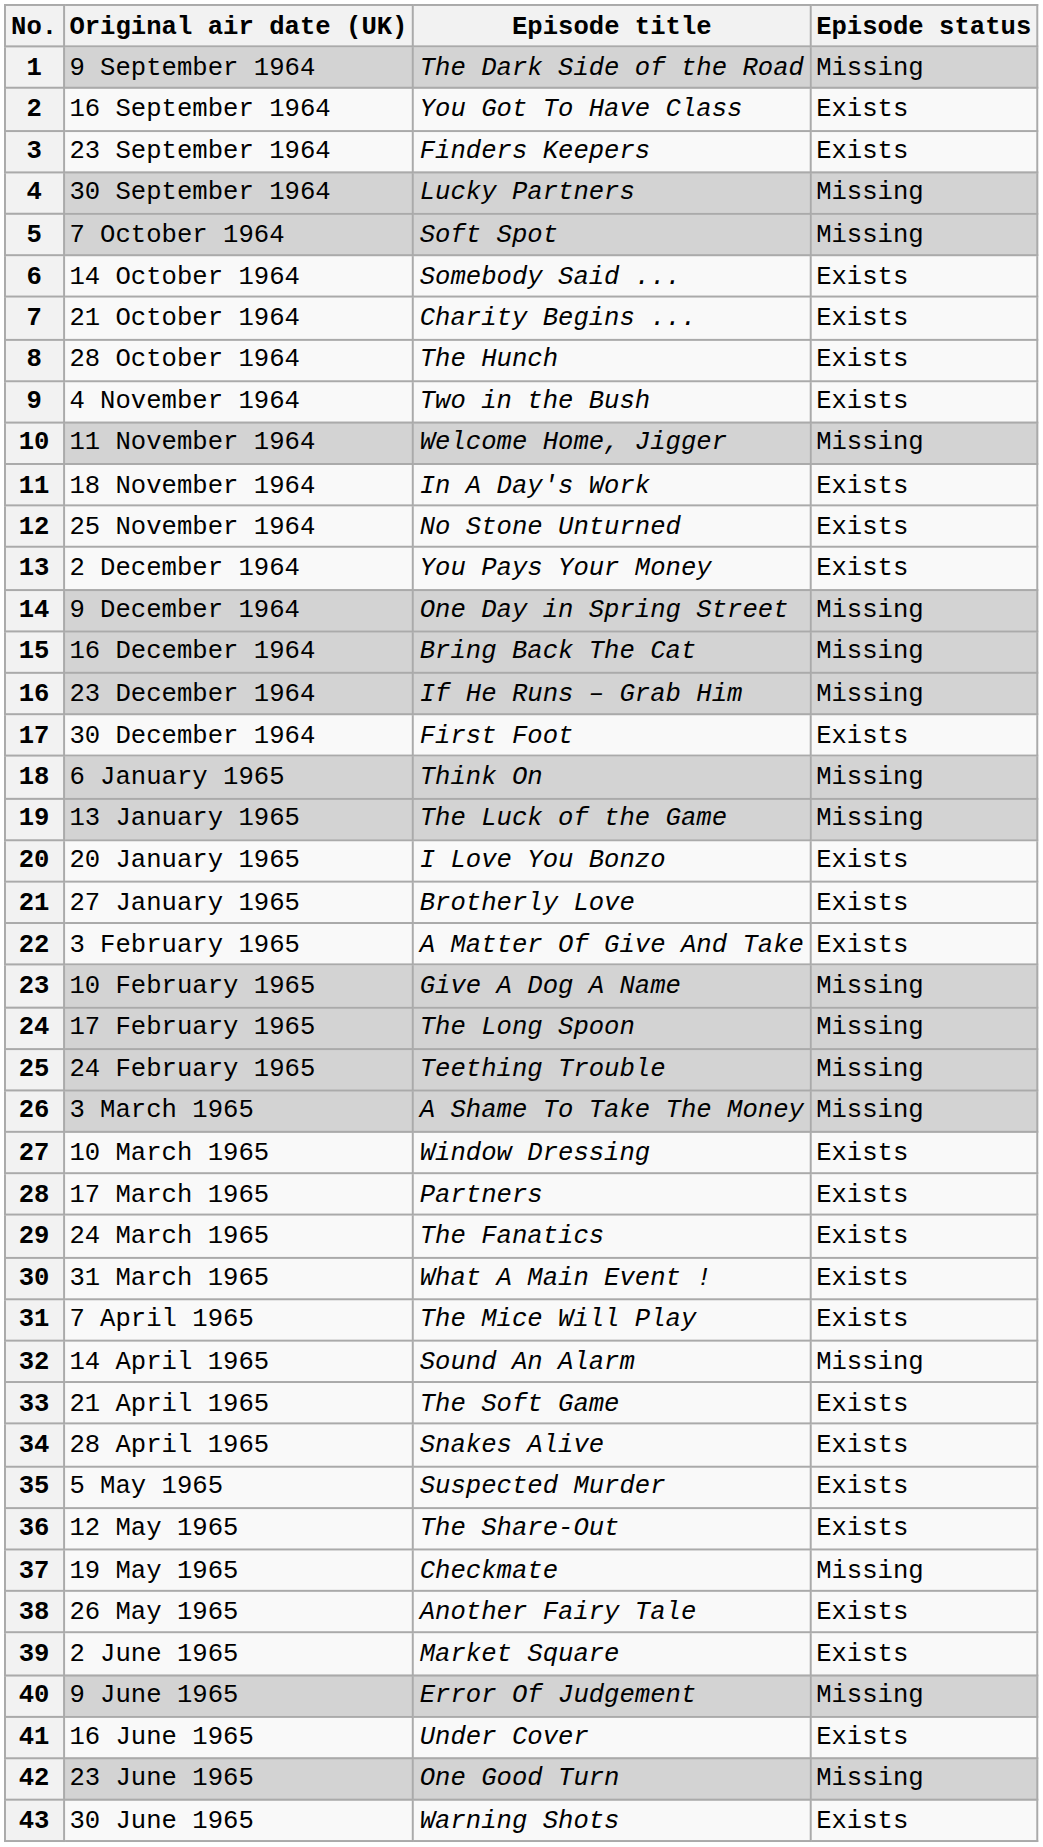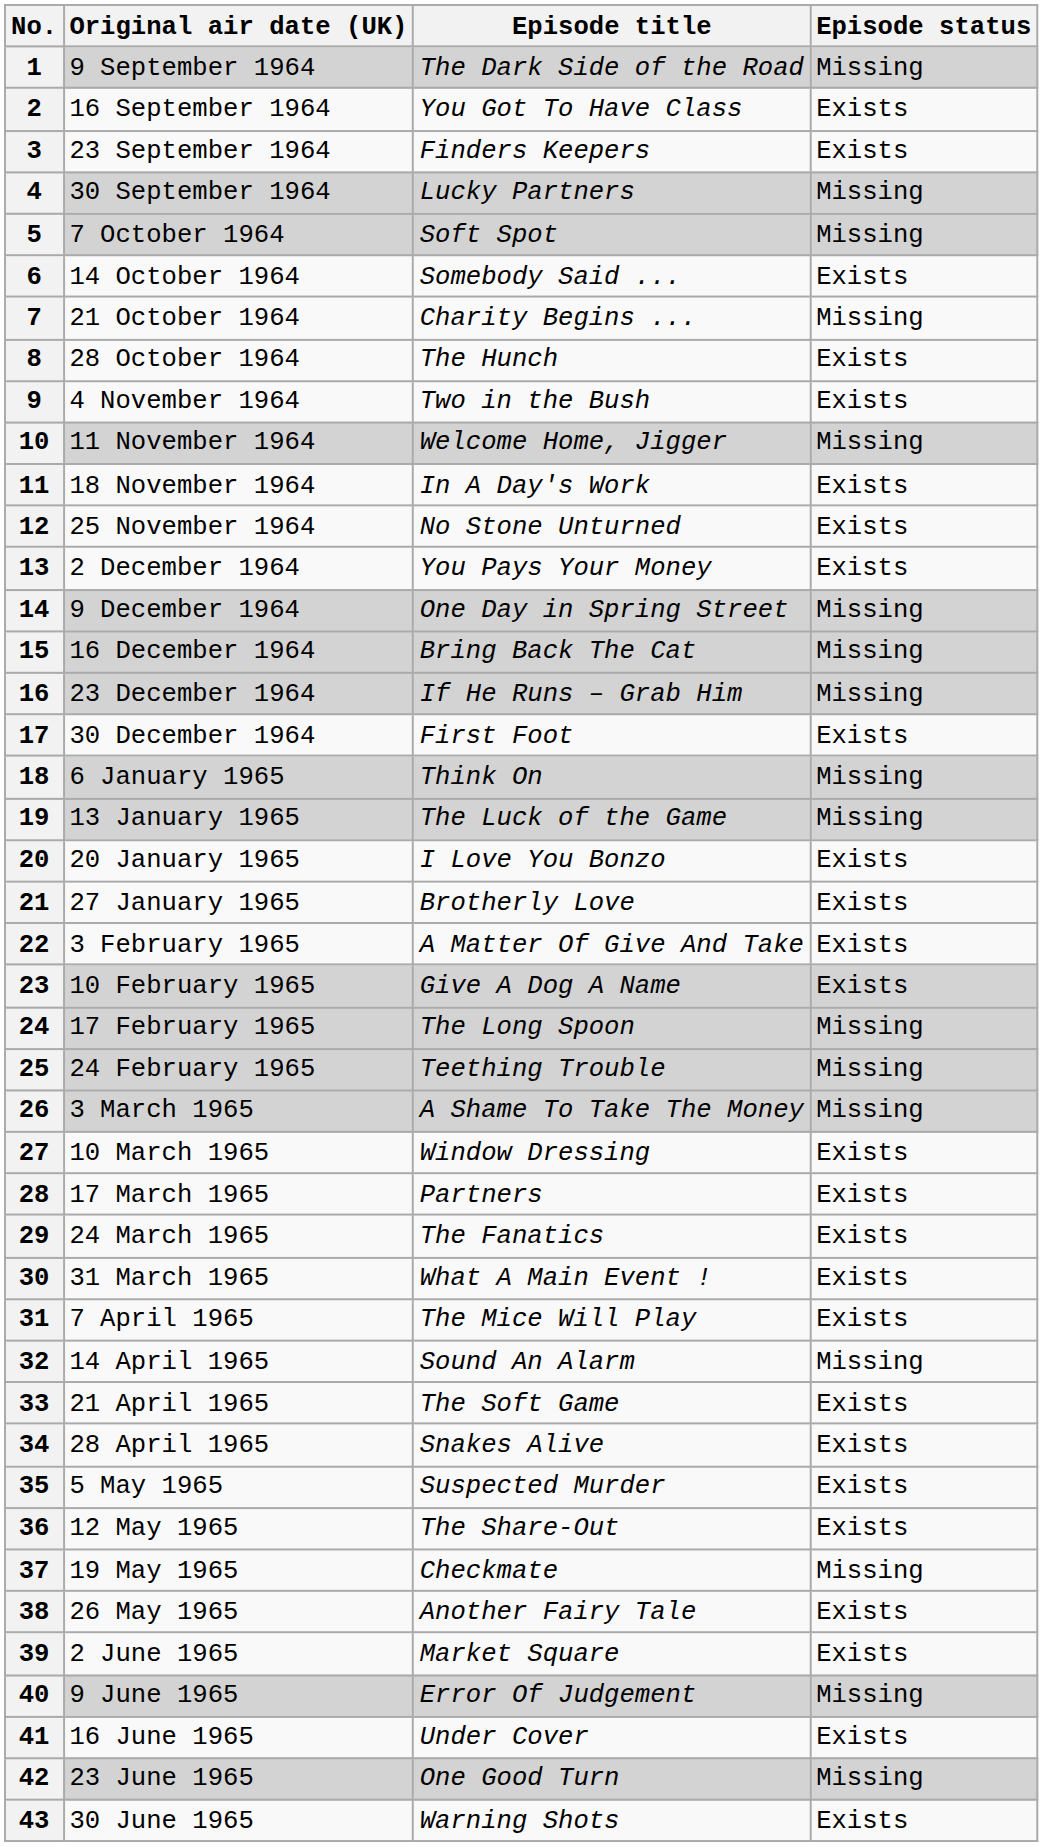(862, 318) Exists -> (870, 318) Missing
(870, 986) Missing -> (862, 986) Exists
